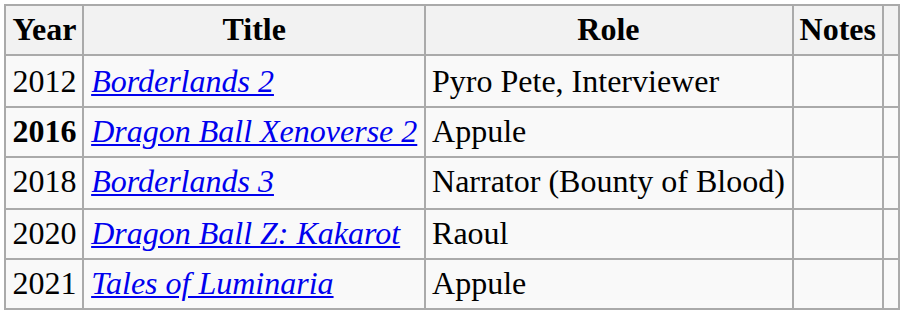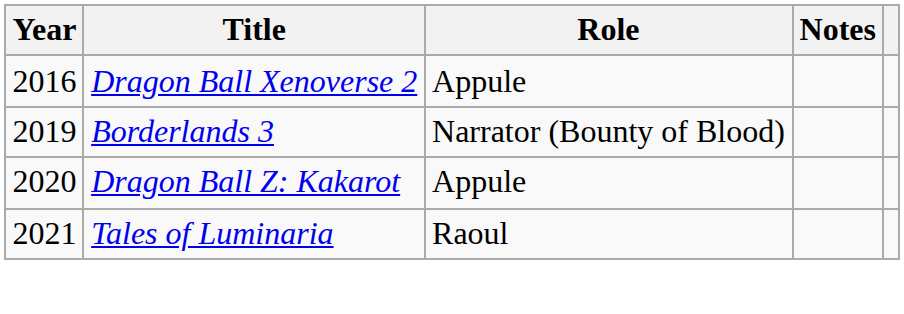- row: (183, 80)
(44, 131) bold -> (44, 80) normal
(44, 182) 2018 -> (44, 131) 2019
(470, 232) Raoul -> (479, 182) Appule
(479, 283) Appule -> (470, 232) Raoul
